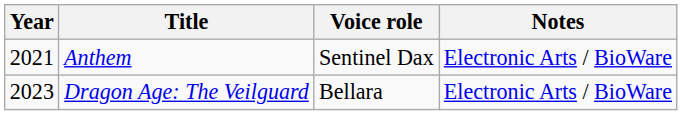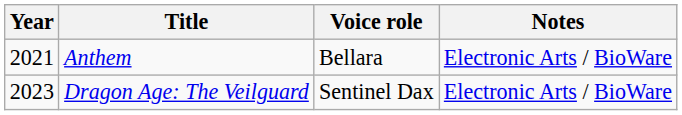(376, 57) Sentinel Dax -> (351, 57) Bellara
(351, 92) Bellara -> (376, 92) Sentinel Dax
